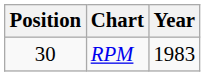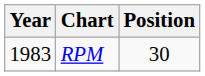columns swapped: (174, 20) <-> (45, 20)
